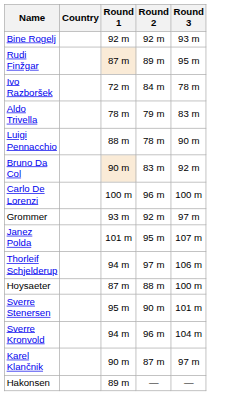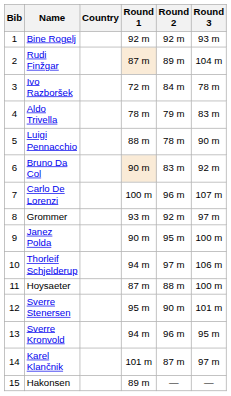+ column: (14, 17)
(189, 60) 95 m -> (209, 60) 104 m
(189, 195) 100 m -> (209, 195) 107 m
(119, 237) 101 m -> (139, 237) 90 m
(189, 237) 107 m -> (209, 237) 100 m
(189, 334) 104 m -> (209, 334) 95 m
(119, 361) 90 m -> (139, 361) 101 m
